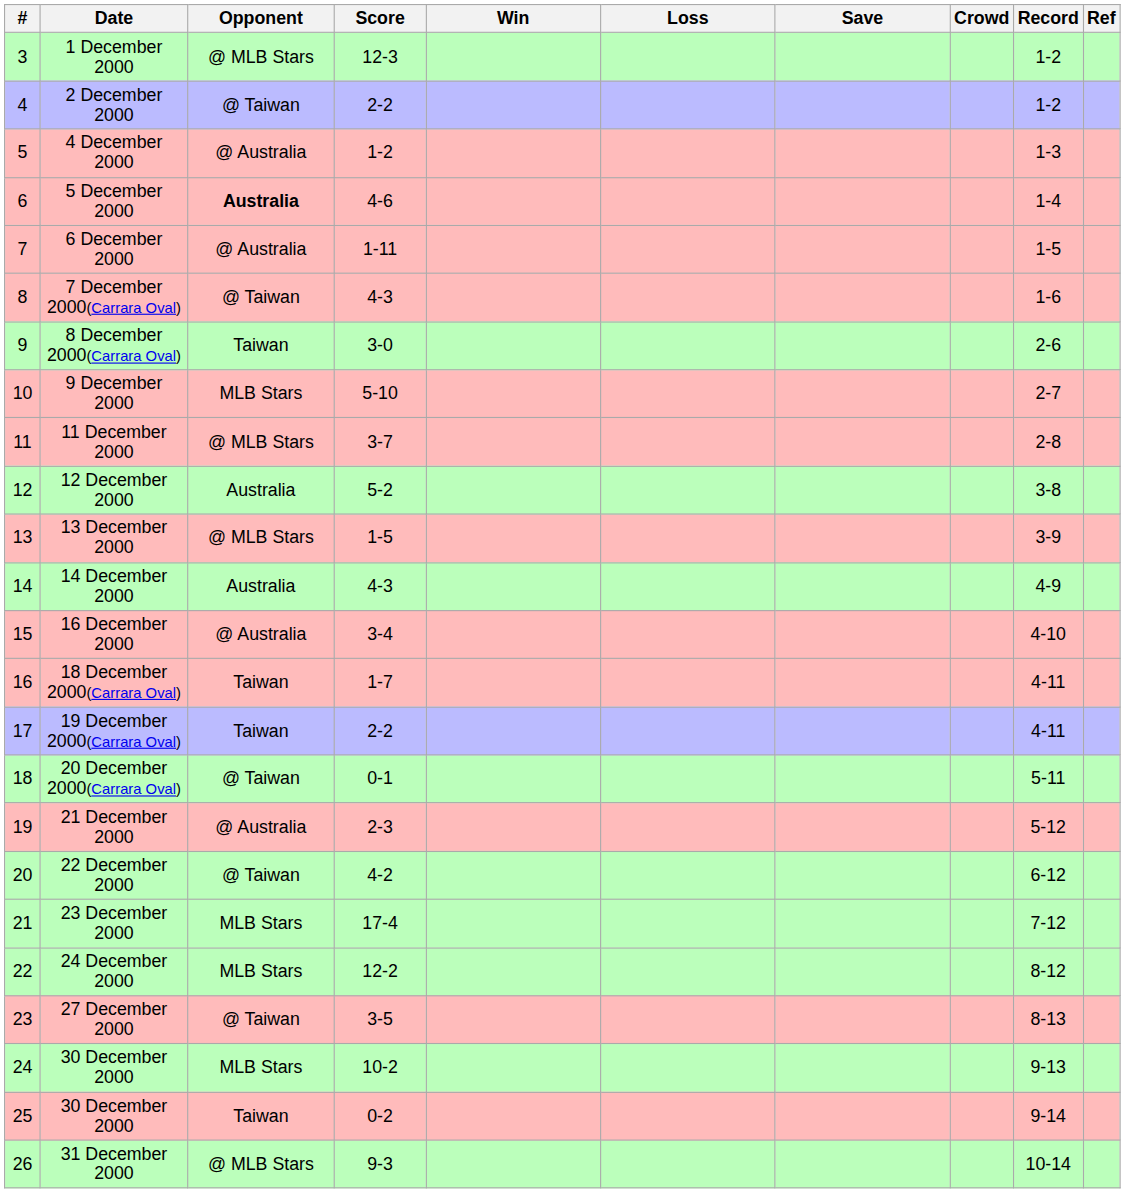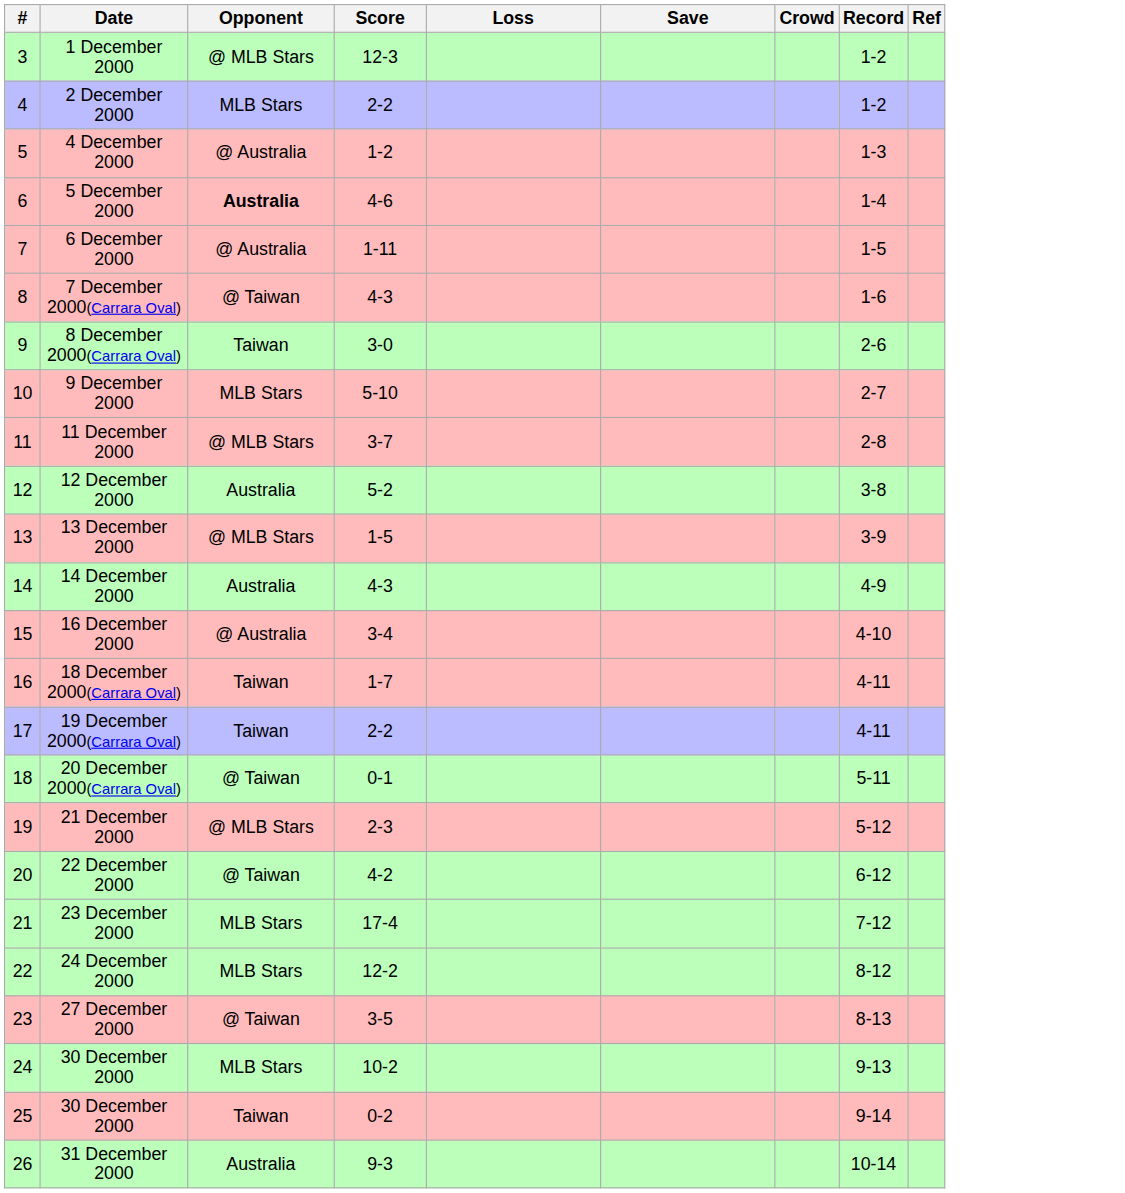- column: (513, 18)
(261, 104) @ Taiwan -> (261, 104) MLB Stars
(261, 827) @ Australia -> (261, 827) @ MLB Stars
(261, 1164) @ MLB Stars -> (261, 1164) Australia
